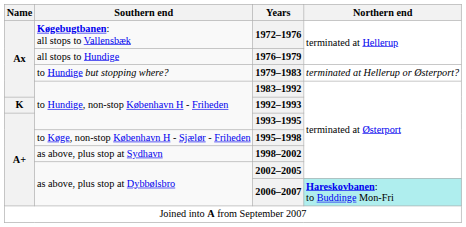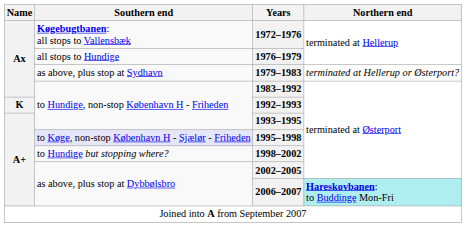(103, 72) to Hundige but stopping where? -> (100, 72) as above, plus stop at Sydhavn
(144, 137) no background -> (144, 137) lavender background
(100, 154) as above, plus stop at Sydhavn -> (103, 154) to Hundige but stopping where?
